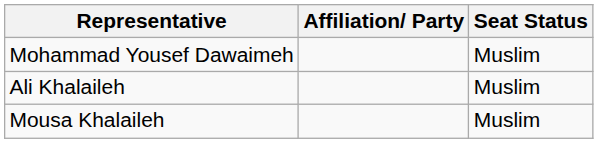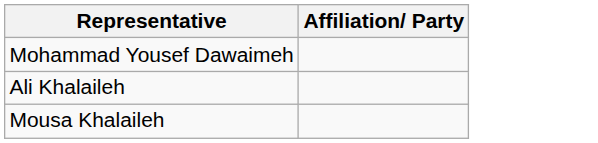- column: (531, 21)
